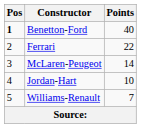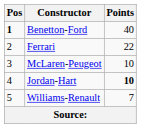(129, 64) 14 -> (129, 64) 10
(129, 81) normal -> (129, 81) bold
